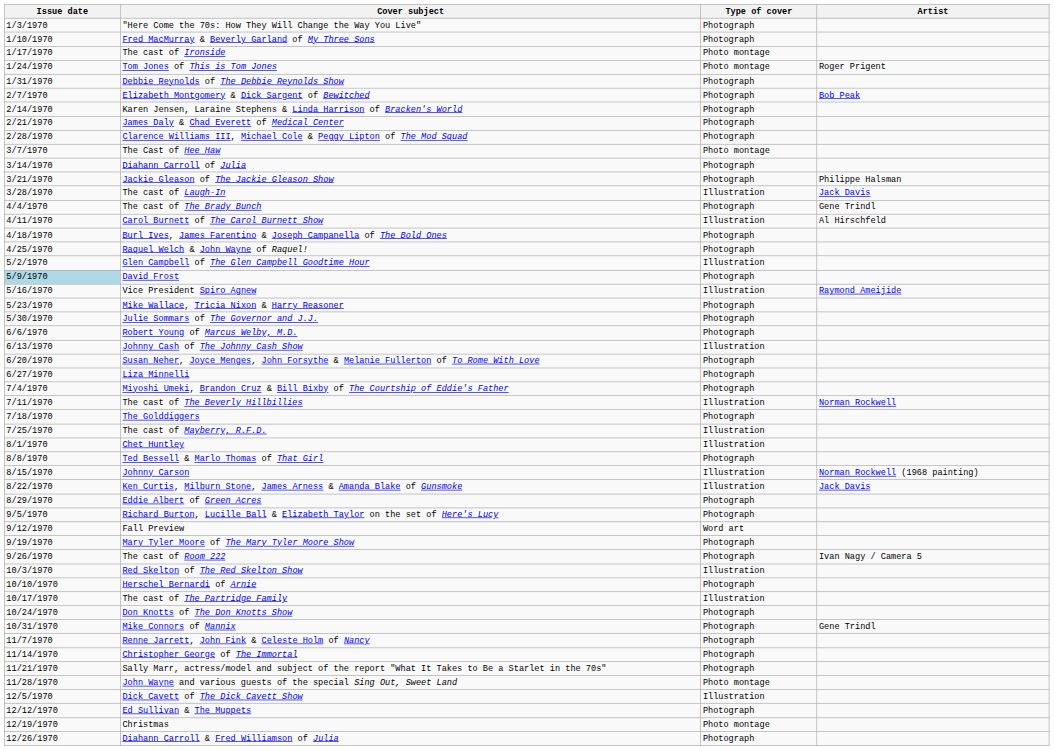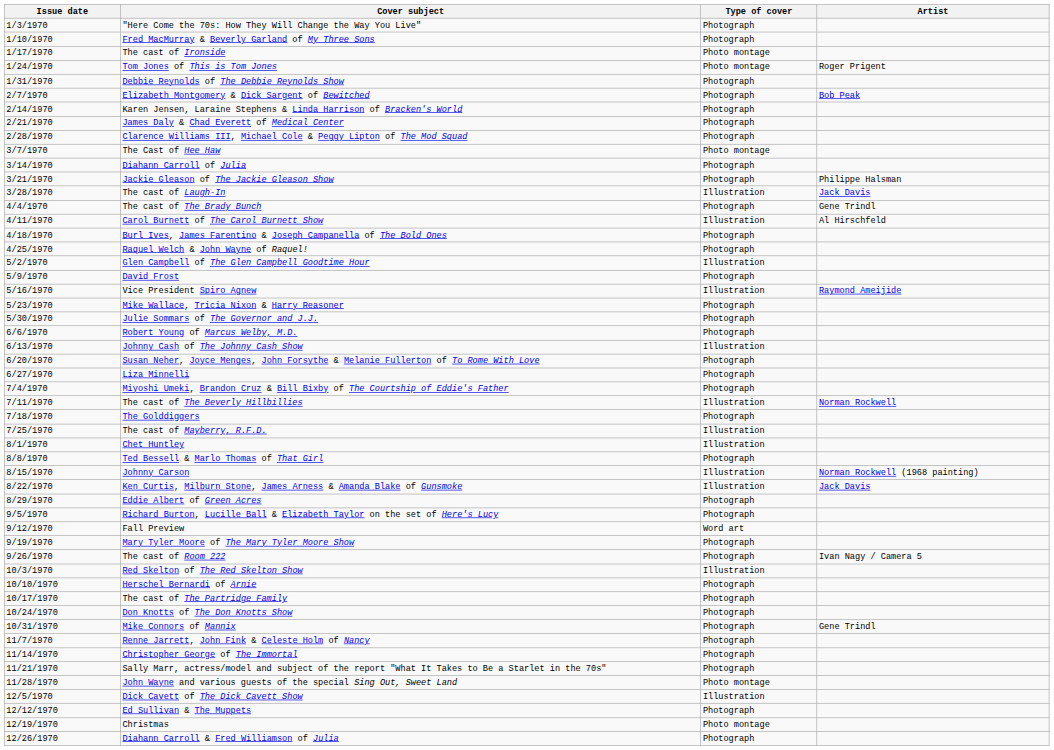(27, 277) lightblue background -> (27, 277) no background
(734, 599) Illustration -> (729, 599) Photograph
